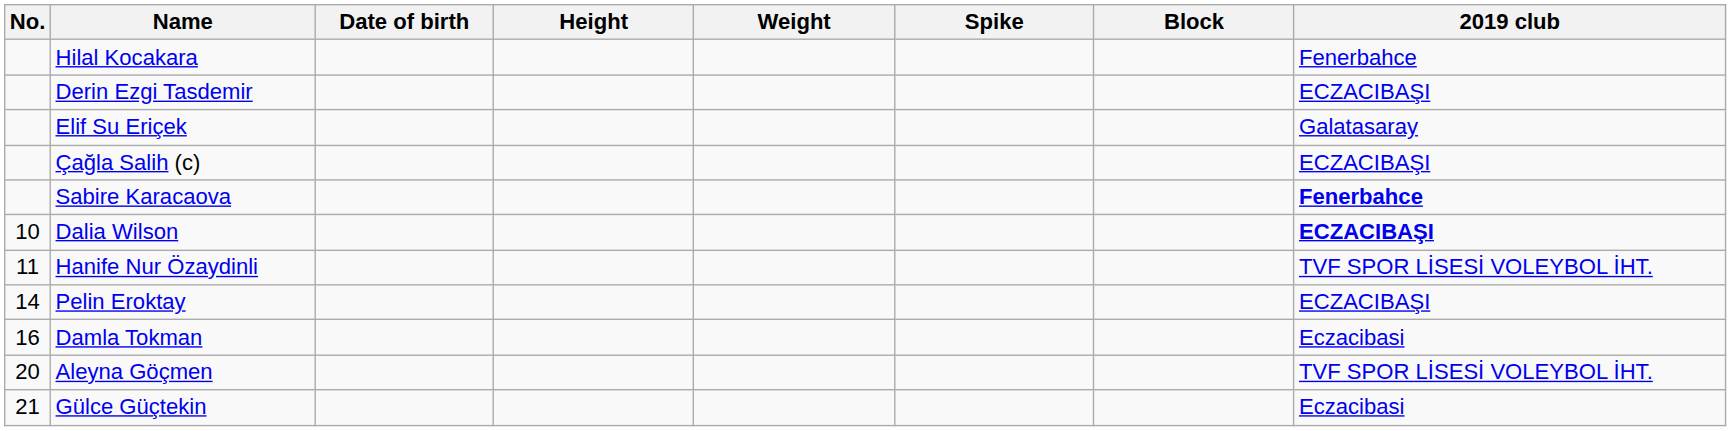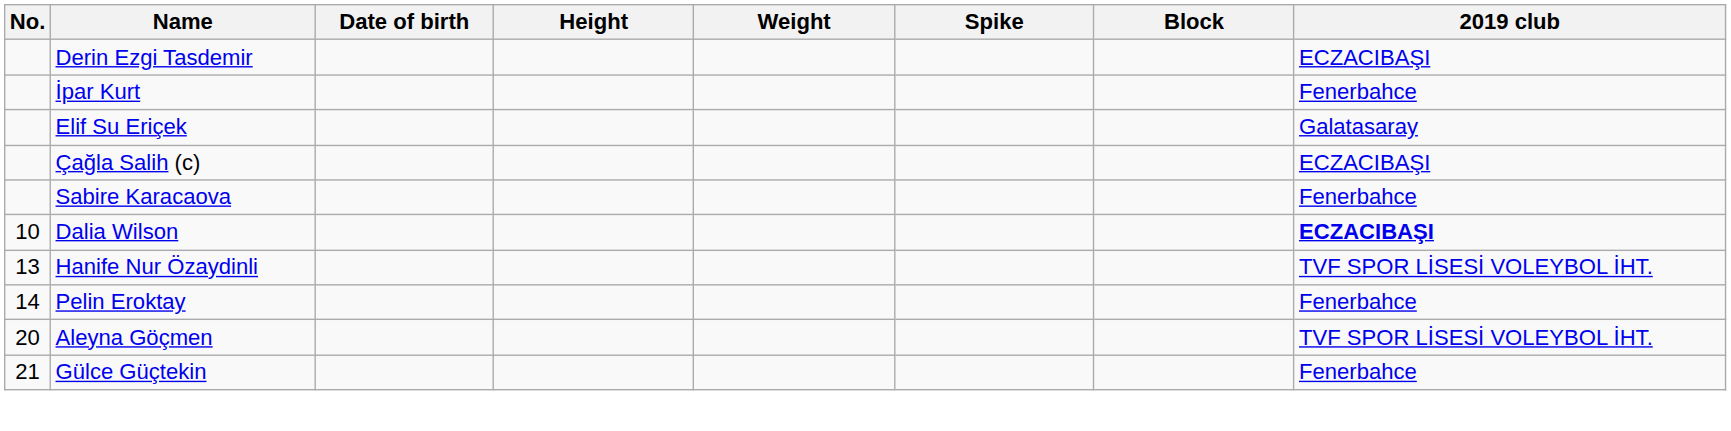- row: (127, 57)
+ row: (98, 92)
(1361, 197) bold -> (1358, 197) normal
(28, 267) 11 -> (28, 267) 13
(1365, 302) ECZACIBAŞI -> (1358, 302) Fenerbahce
- row: (129, 337)
(1352, 407) Eczacibasi -> (1358, 372) Fenerbahce
